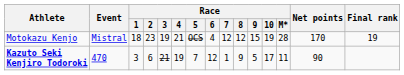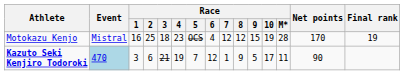(136, 39) 18 -> (136, 39) 16
(150, 39) 23 -> (150, 39) 25
(165, 39) 19 -> (165, 39) 18
(179, 39) 21 -> (179, 39) 23
(99, 58) no background -> (99, 58) lightblue background
